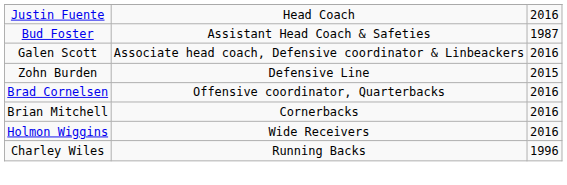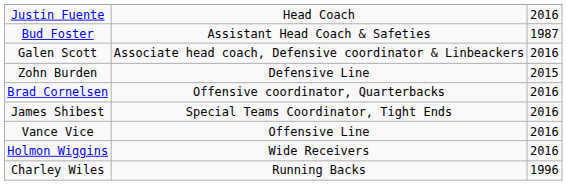- row: (58, 112)
+ row: (58, 112)
+ row: (58, 131)
